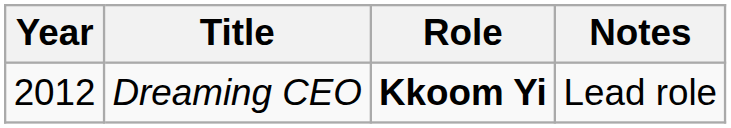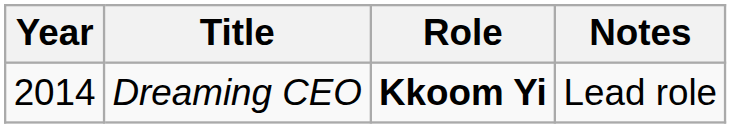(55, 92) 2012 -> (55, 92) 2014
